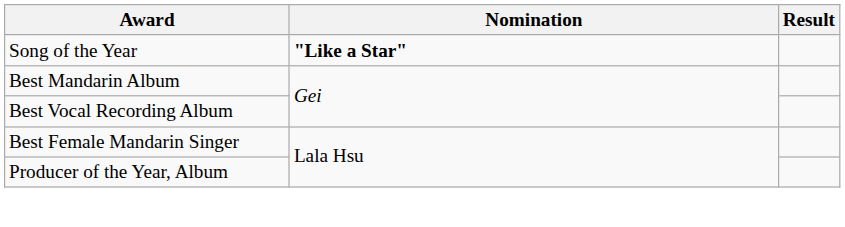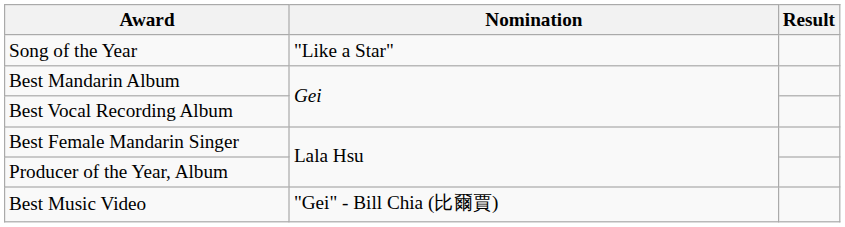(350, 50) bold -> (344, 50) normal
+ row: (78, 204)
